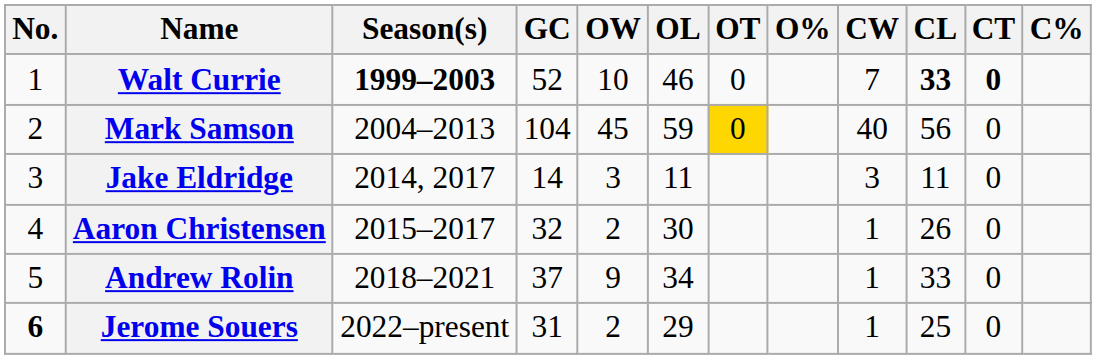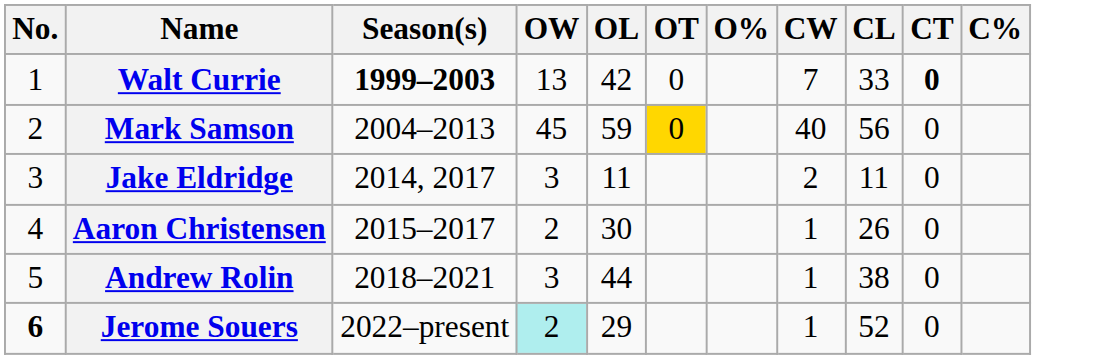- column: (547, 29)
(613, 79) 10 -> (552, 79) 13
(678, 79) 46 -> (617, 79) 42
(935, 79) bold -> (874, 79) normal
(872, 178) 3 -> (811, 178) 2
(613, 278) 9 -> (552, 278) 3
(678, 278) 34 -> (617, 278) 44
(935, 278) 33 -> (874, 278) 38
(613, 327) no background -> (552, 327) paleturquoise background
(935, 327) 25 -> (874, 327) 52
